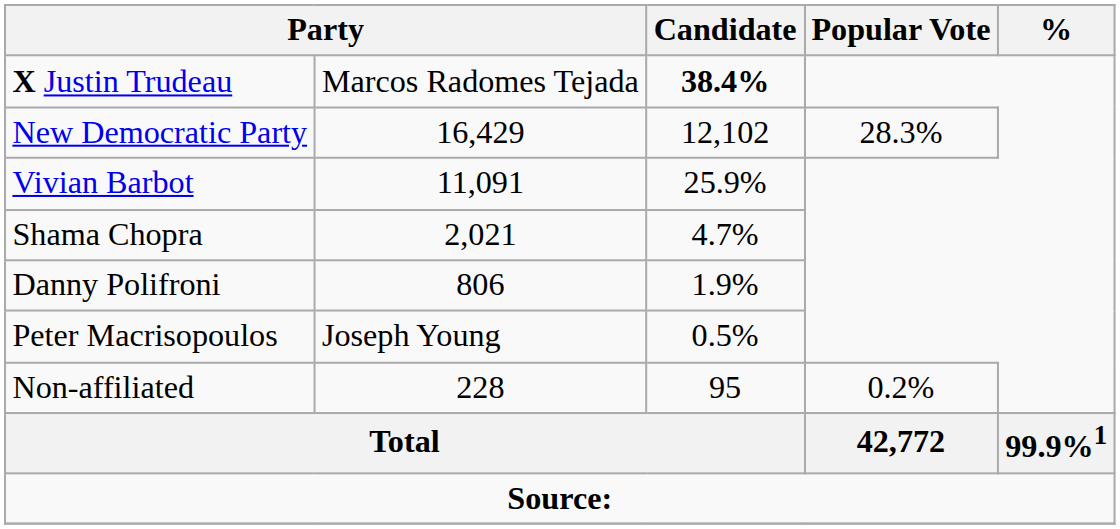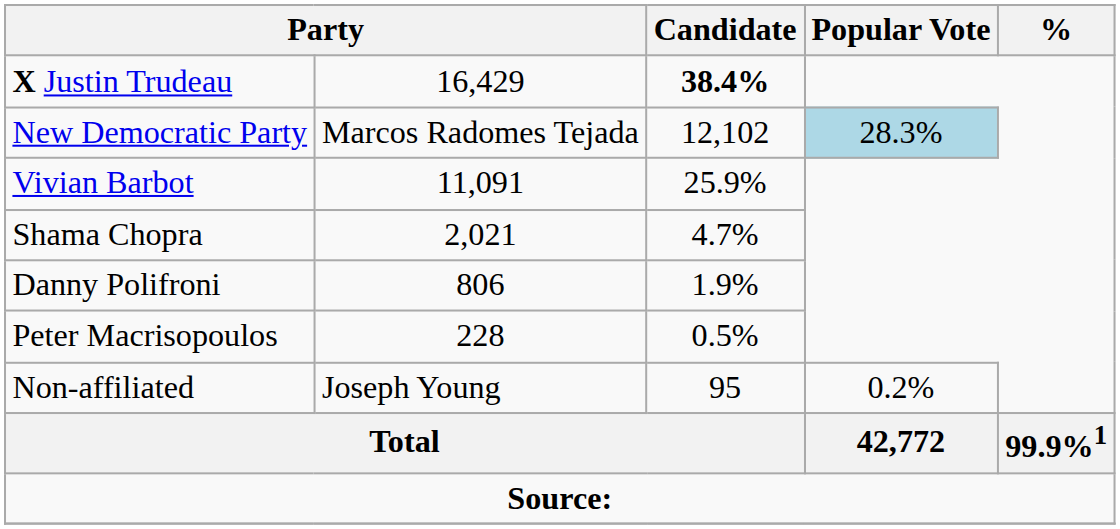(480, 81) Marcos Radomes Tejada -> (480, 81) 16,429
(480, 132) 16,429 -> (480, 132) Marcos Radomes Tejada
(901, 132) no background -> (901, 132) lightblue background
(411, 336) Joseph Young -> (480, 336) 228
(480, 387) 228 -> (411, 387) Joseph Young
